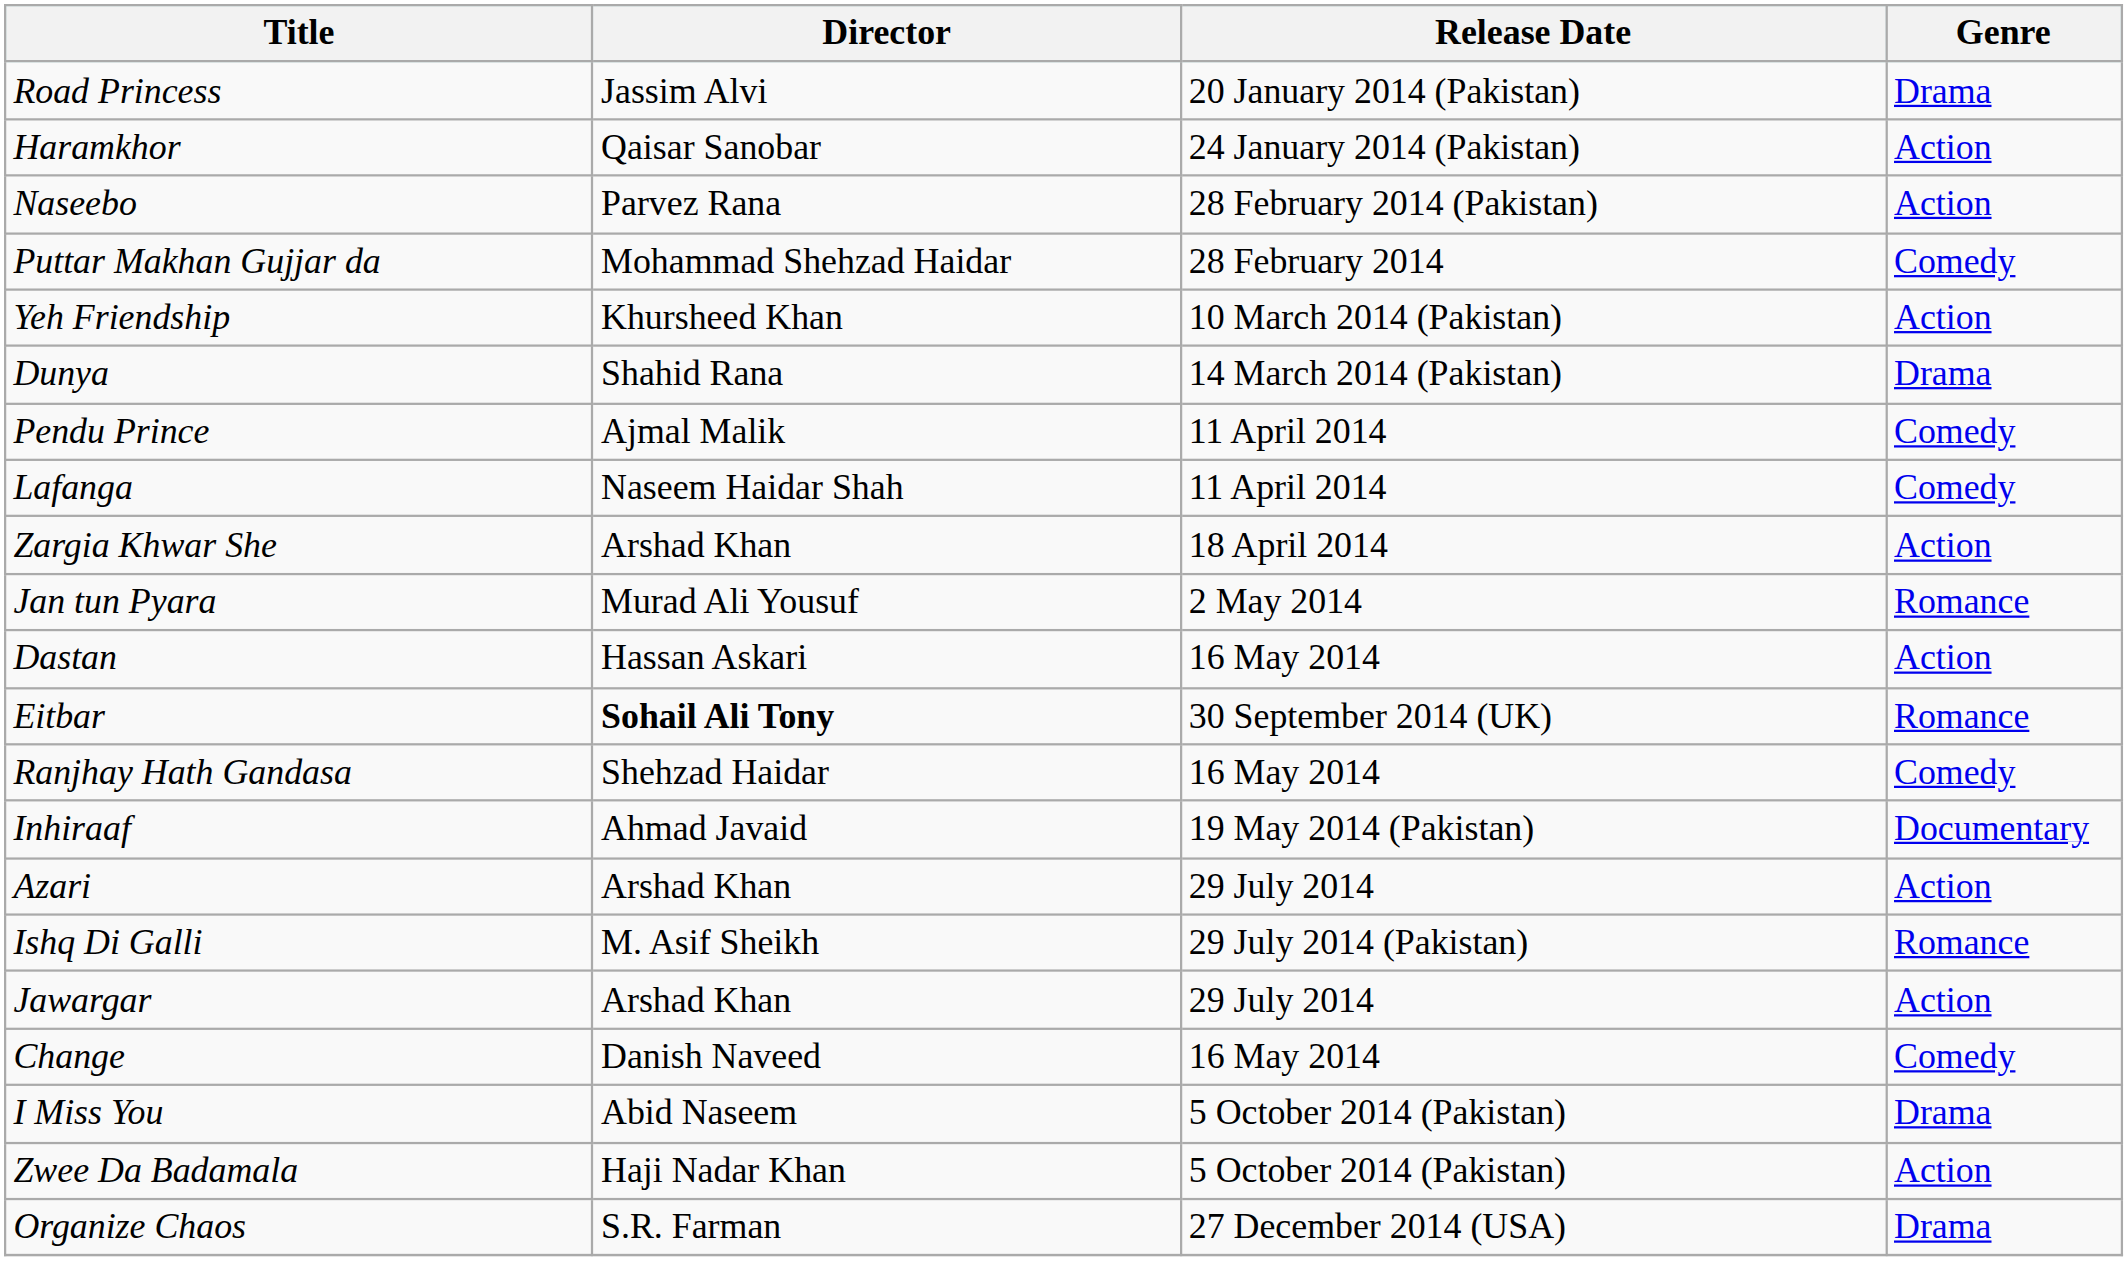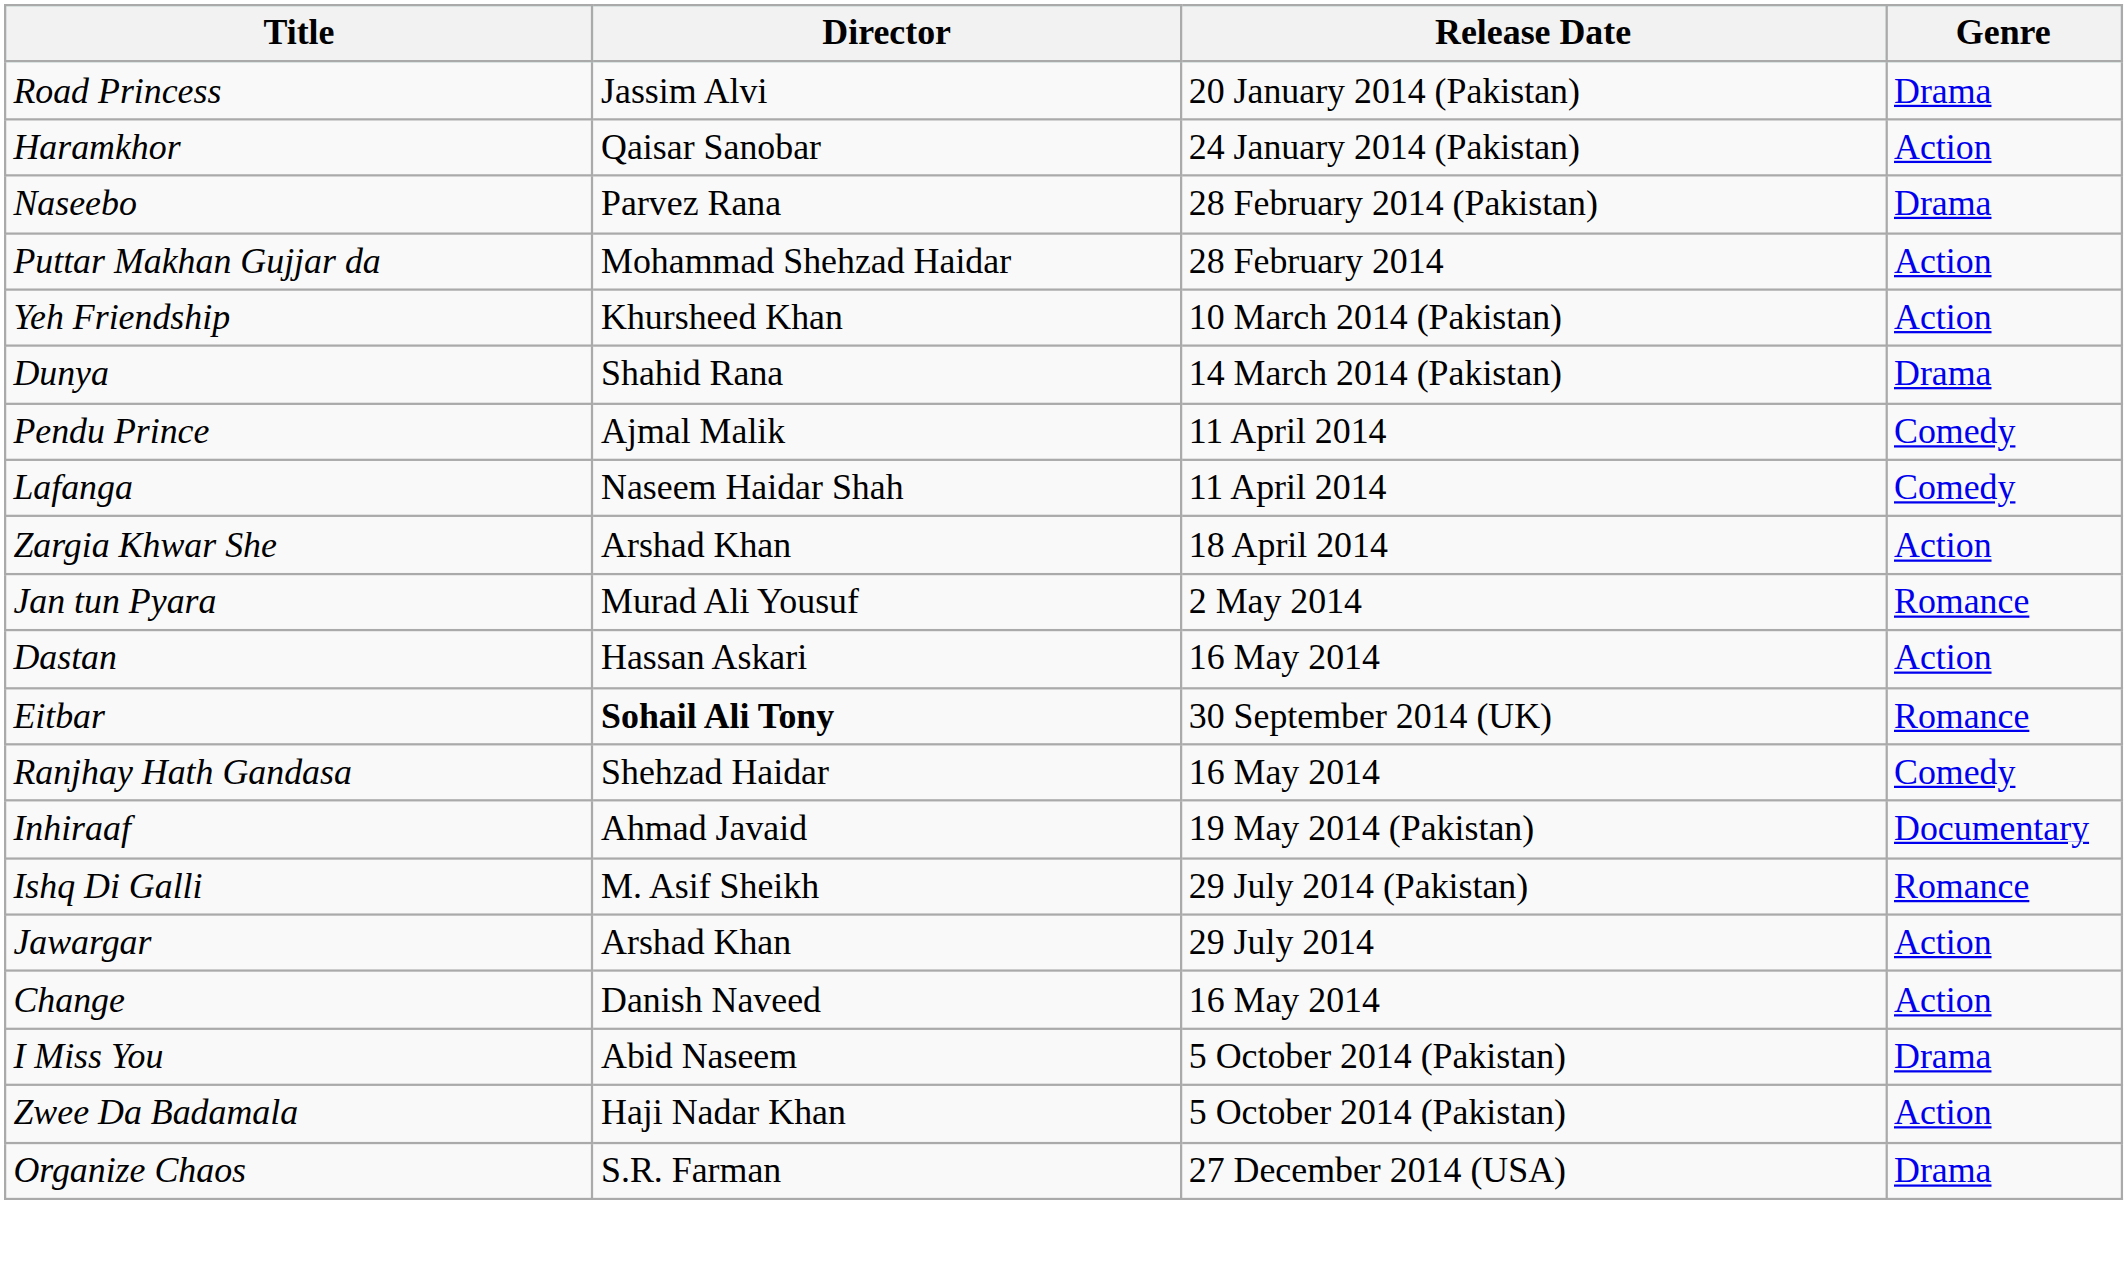(1943, 203) Action -> (1943, 203) Drama
(1955, 260) Comedy -> (1943, 260) Action
- row: (52, 885)
(1955, 1056) Comedy -> (1943, 999) Action
